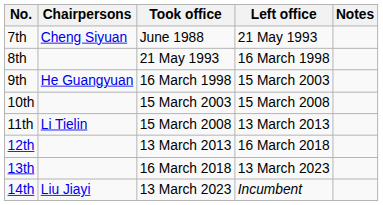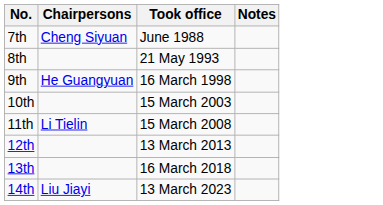- column: (284, 15)
